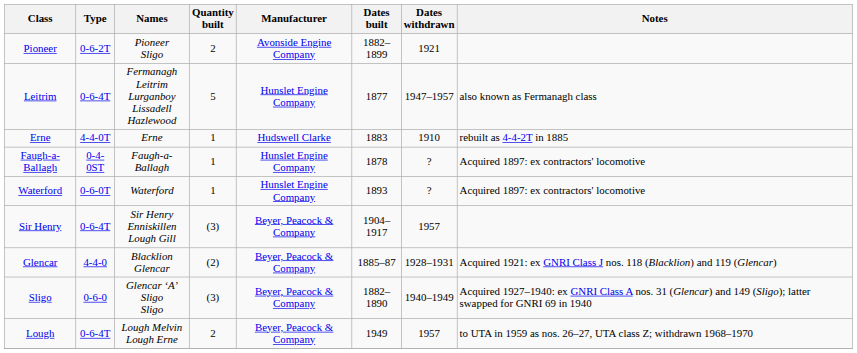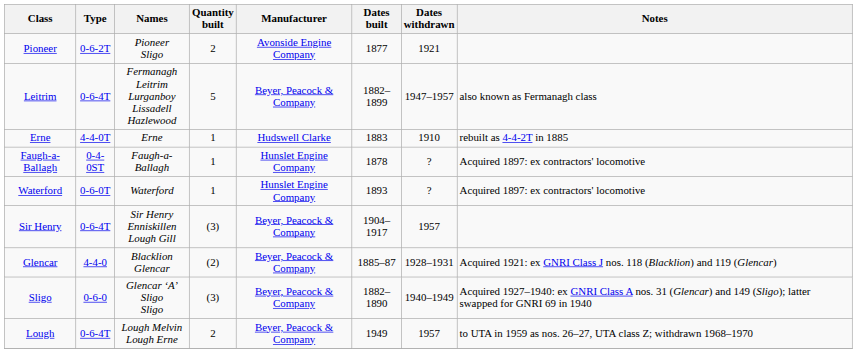(377, 48) 1882–1899 -> (377, 48) 1877
(294, 96) Hunslet Engine Company -> (294, 96) Beyer, Peacock & Company
(377, 96) 1877 -> (377, 96) 1882–1899
